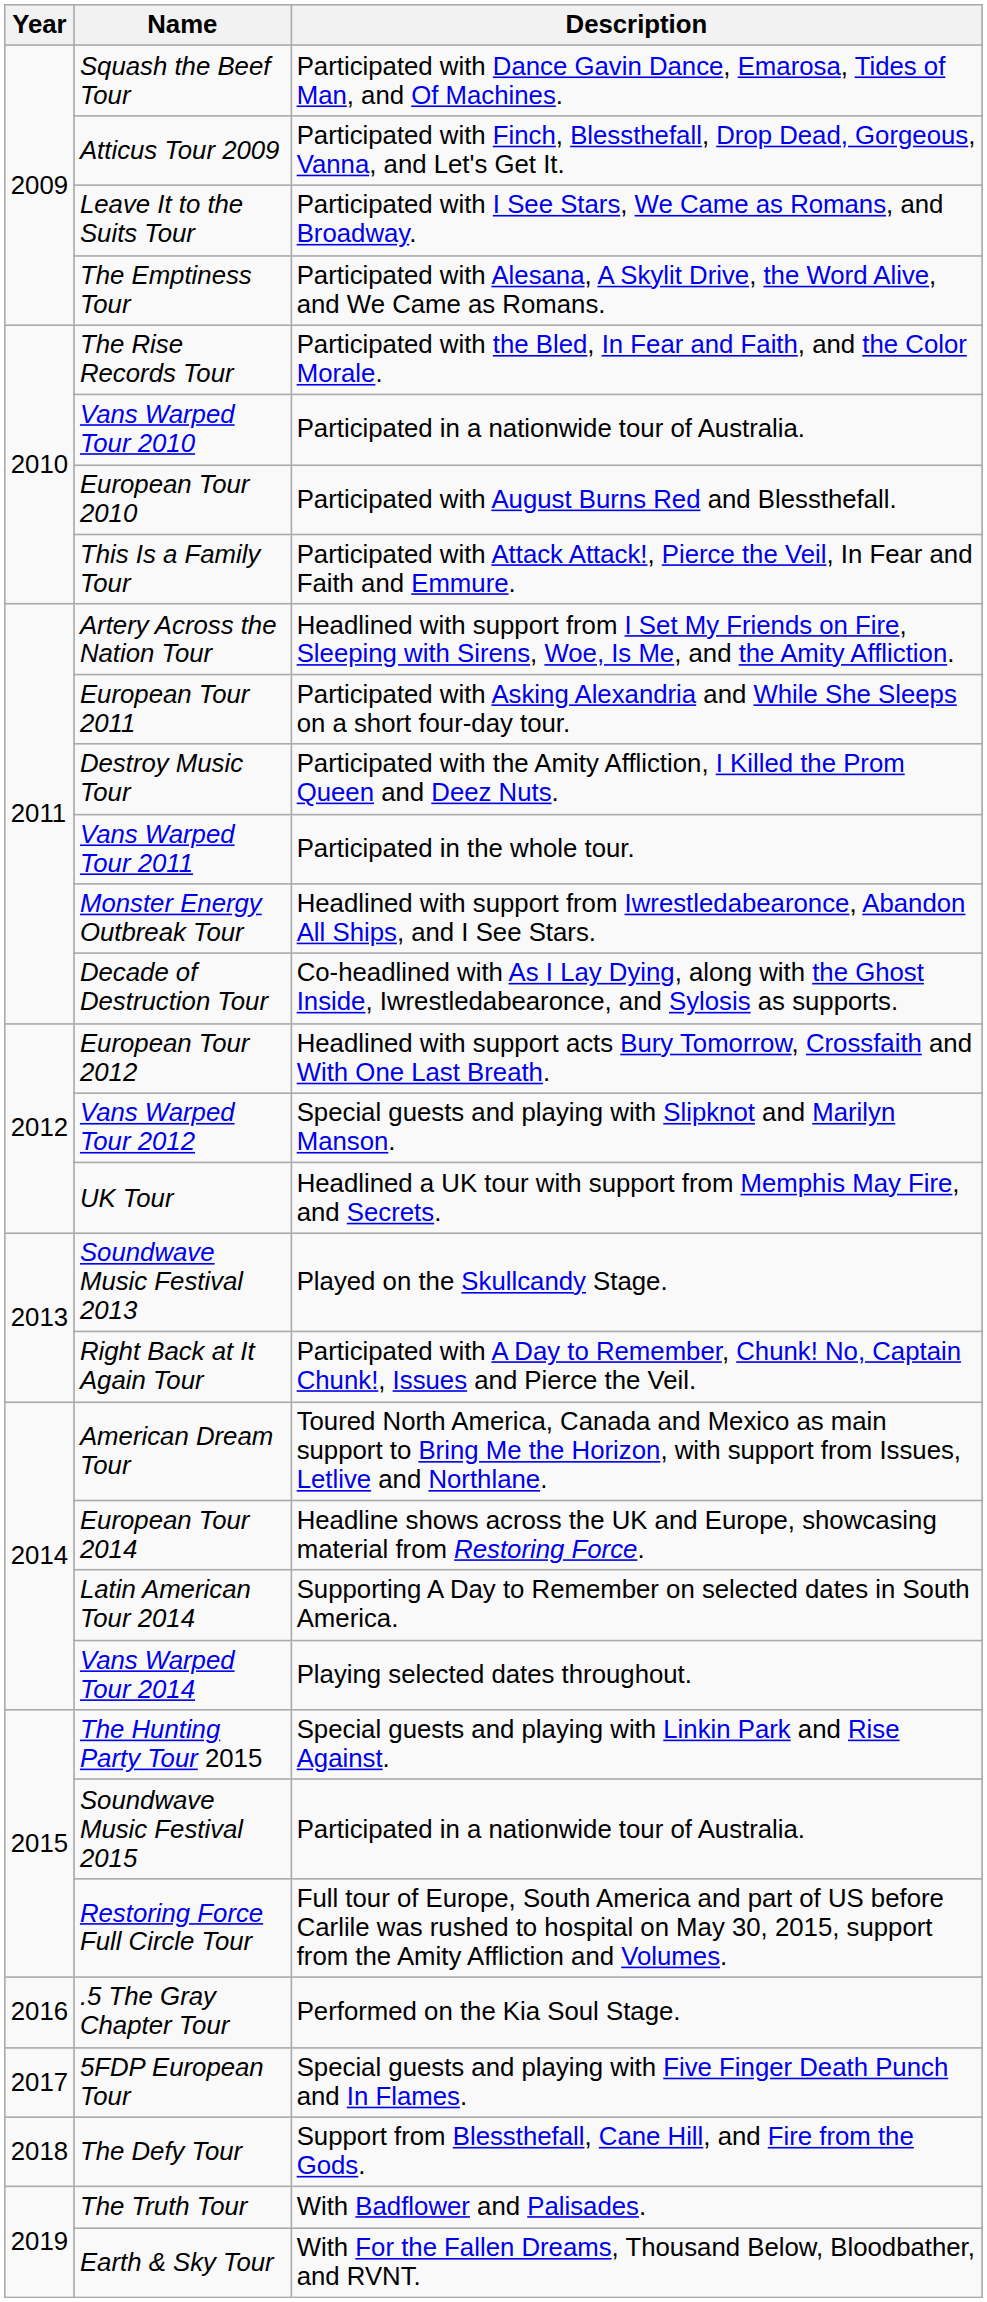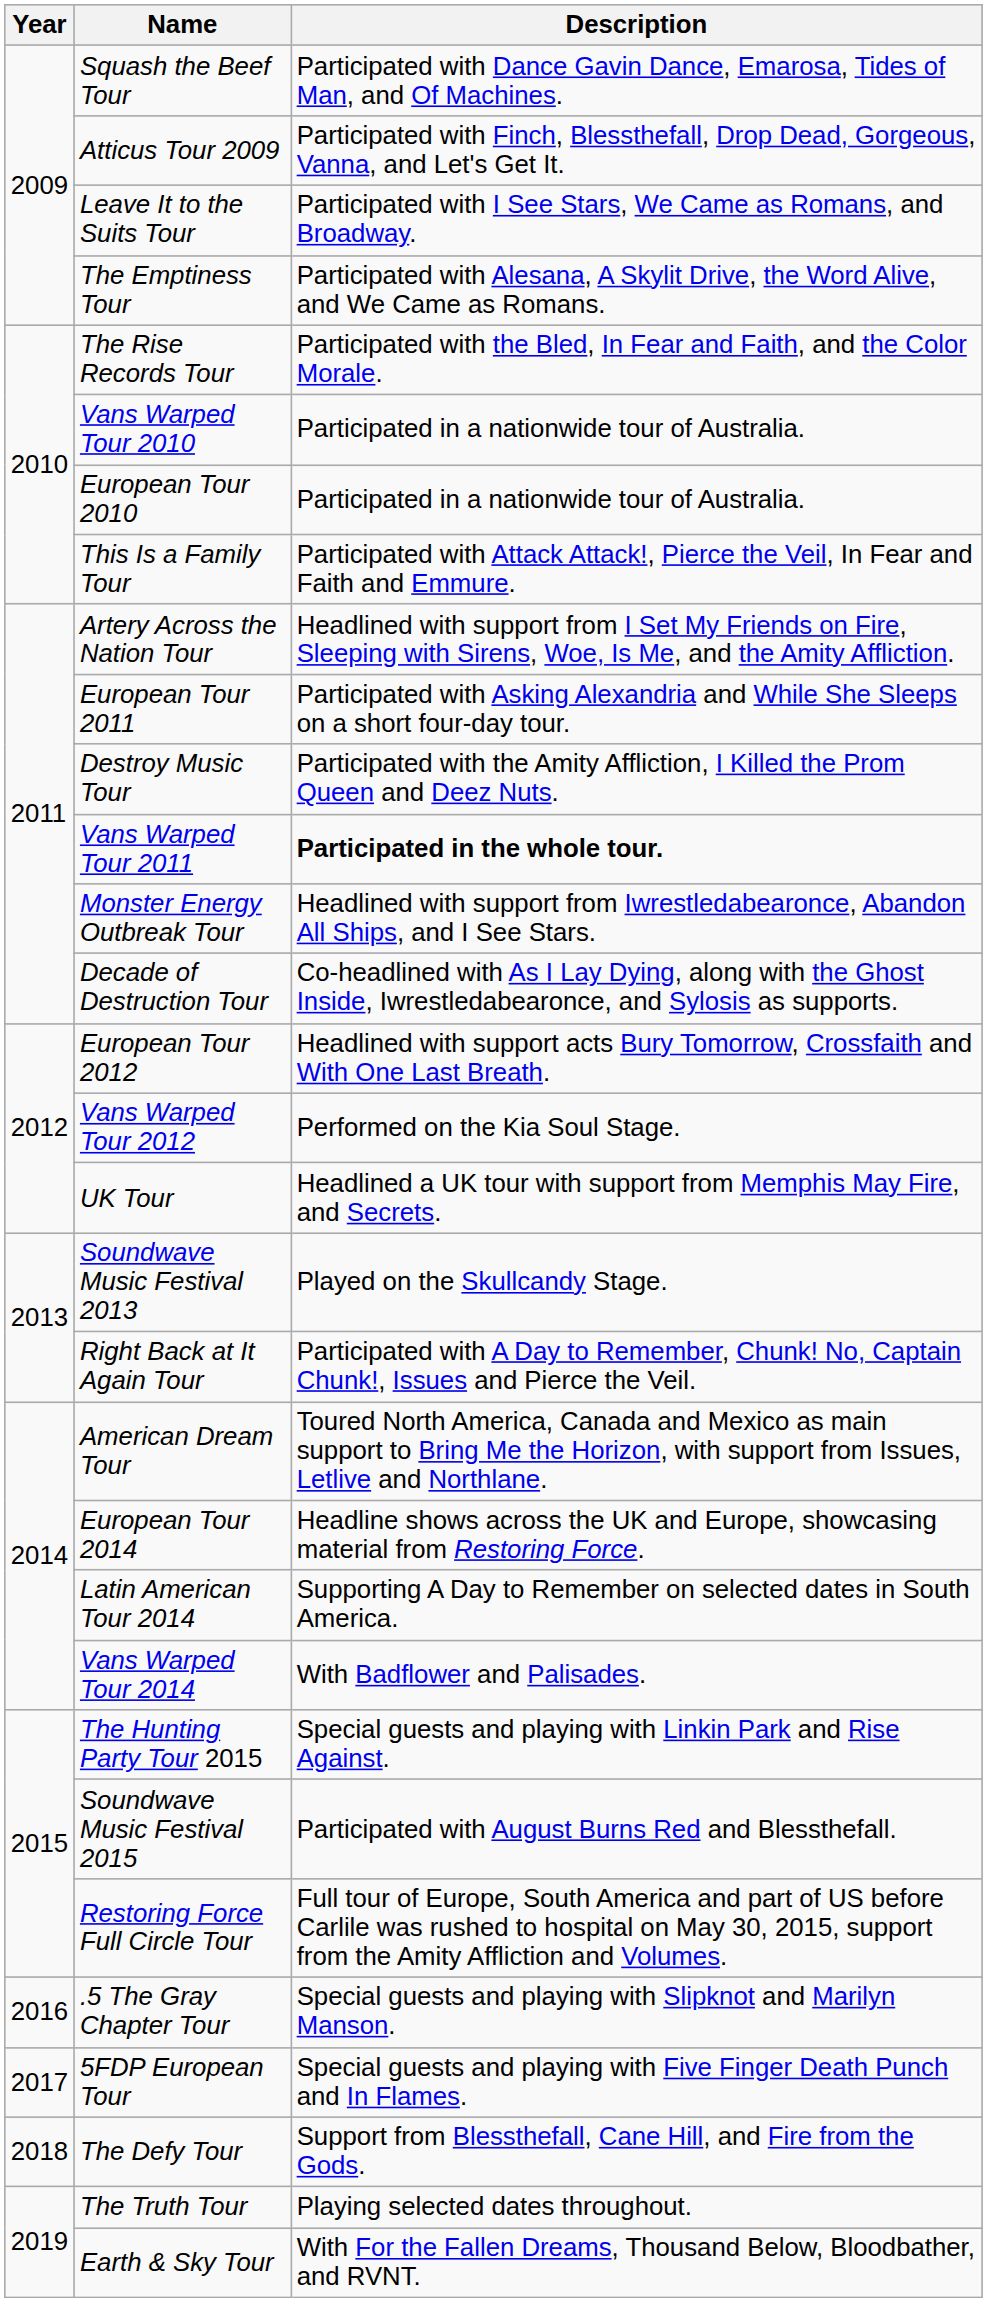(597, 499) Participated with August Burns Red and Blessthefall. -> (551, 499) Participated in a nationwide tour of Australia.
(466, 848) normal -> (480, 848) bold
(596, 1127) Special guests and playing with Slipknot and Marilyn Manson. -> (489, 1127) Performed on the Kia Soul Stage.
(494, 1674) Playing selected dates throughout. -> (471, 1674) With Badflower and Palisades.
(551, 1828) Participated in a nationwide tour of Australia. -> (597, 1828) Participated with August Burns Red and Blessthefall.
(489, 2011) Performed on the Kia Soul Stage. -> (596, 2011) Special guests and playing with Slipknot and Marilyn Manson.
(471, 2206) With Badflower and Palisades. -> (494, 2206) Playing selected dates throughout.
